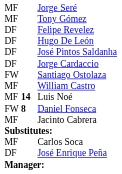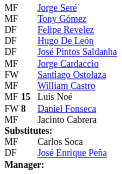(10, 63) DF -> (11, 63) MF
(26, 97) 14 -> (26, 97) 15
